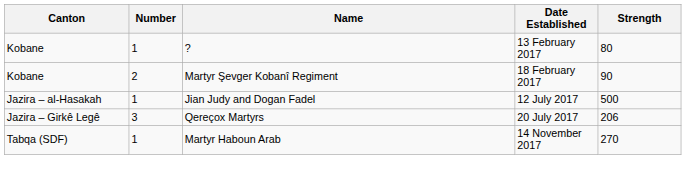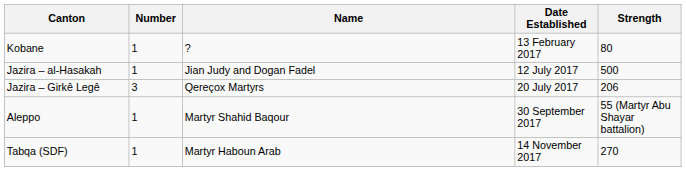- row: (261, 77)
+ row: (237, 117)
